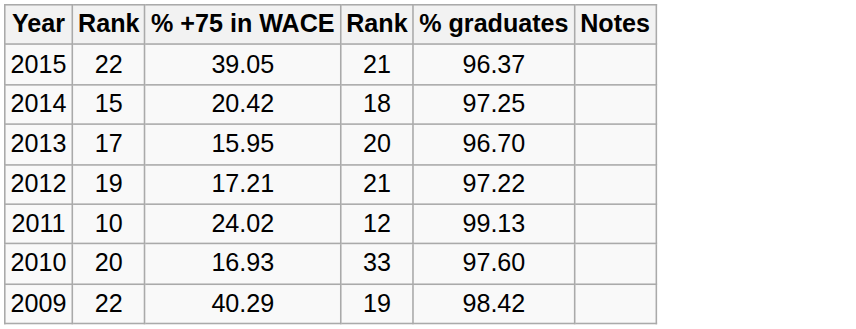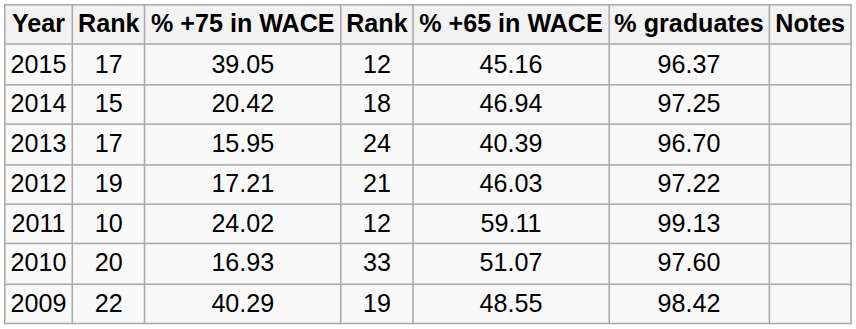+ column: (511, 24)
(109, 64) 22 -> (109, 64) 17
(377, 64) 21 -> (377, 64) 12
(377, 143) 20 -> (377, 143) 24
